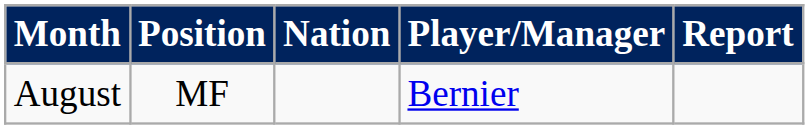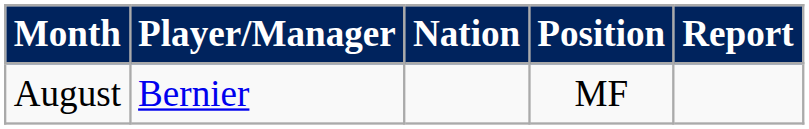columns swapped: (536, 33) <-> (202, 33)
